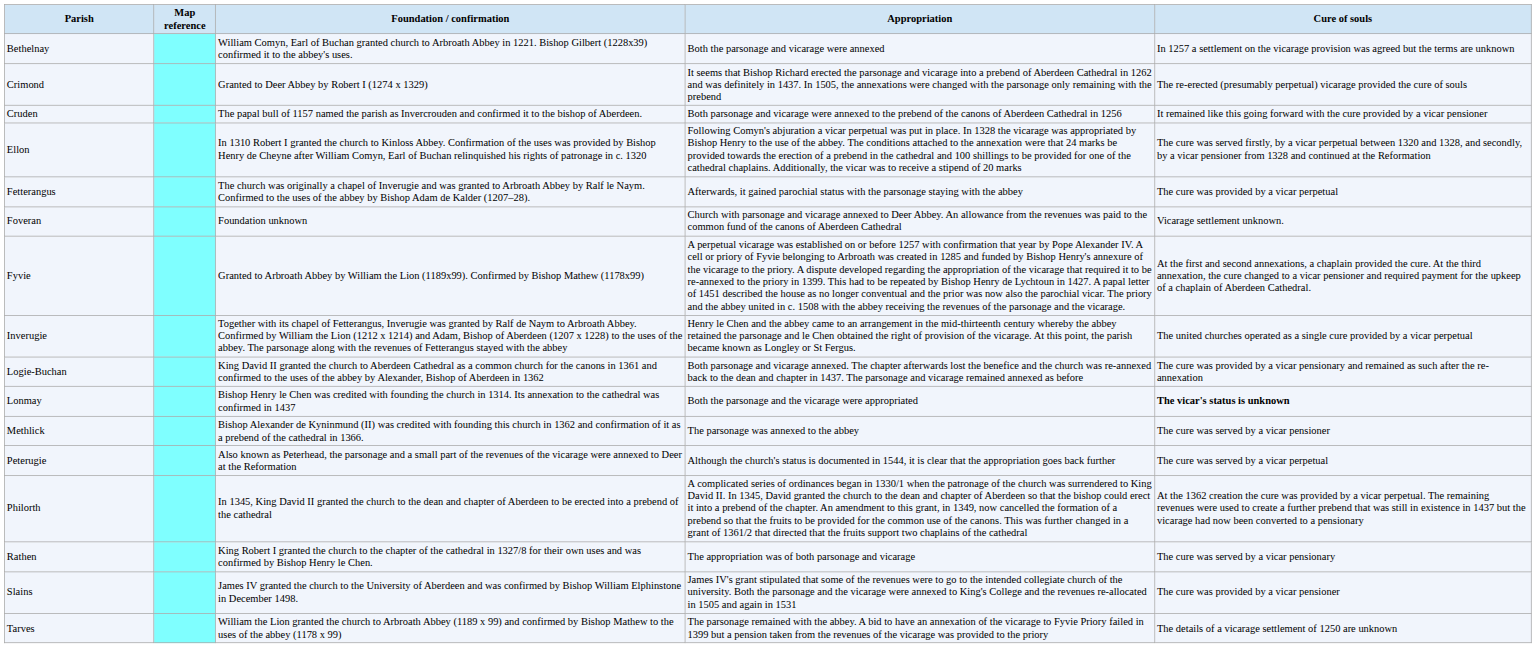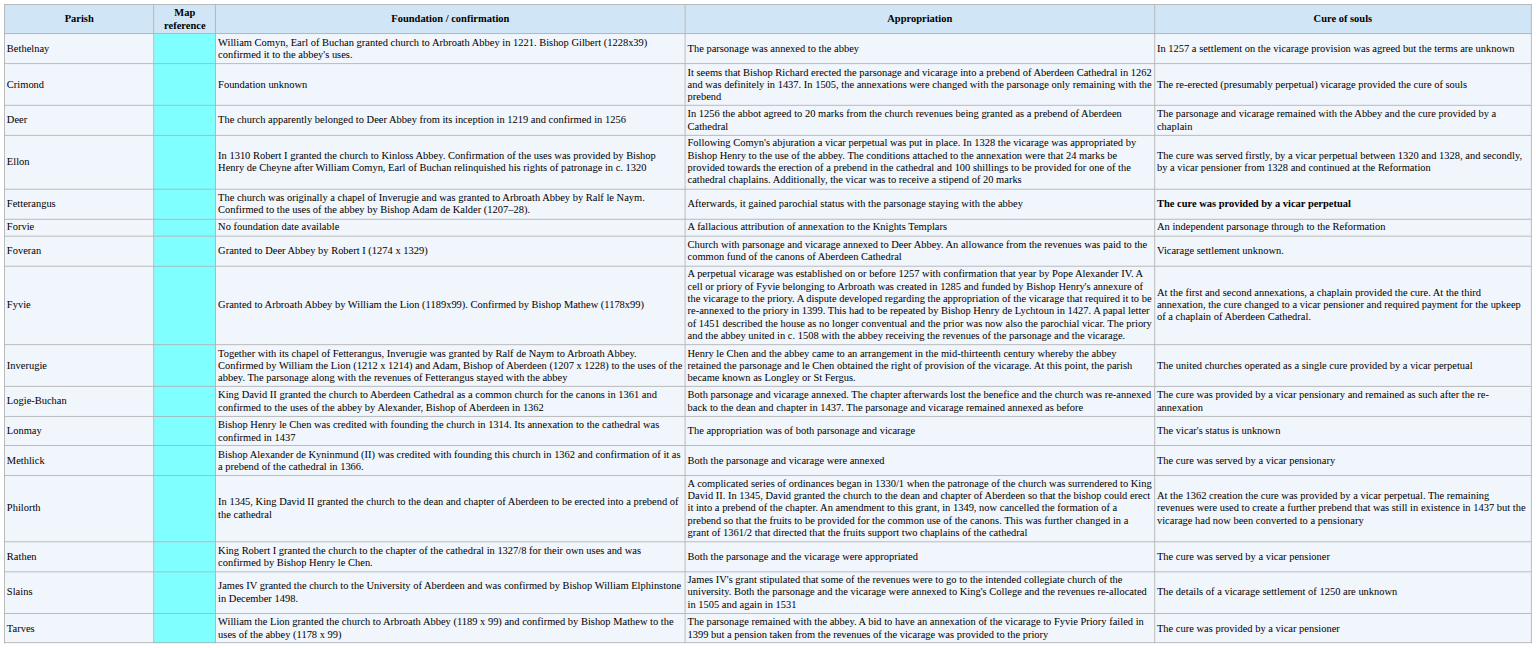(786, 48) Both the parsonage and vicarage were annexed -> (773, 48) The parsonage was annexed to the abbey
(323, 84) Granted to Deer Abbey by Robert I (1274 x 1329) -> (263, 84) Foundation unknown
- row: (22, 113)
+ row: (17, 120)
(1248, 191) normal -> (1254, 203) bold
+ row: (21, 227)
(263, 221) Foundation unknown -> (323, 250) Granted to Deer Abbey by Robert I (1274 x 1329)
(803, 401) Both the parsonage and the vicarage were appropriated -> (801, 430) The appropriation was of both parsonage and vicarage
(1223, 401) bold -> (1219, 430) normal
(773, 430) The parsonage was annexed to the abbey -> (786, 460) Both the parsonage and vicarage were annexed
(1243, 430) The cure was served by a vicar pensioner -> (1246, 460) The cure was served by a vicar pensionary
- row: (27, 460)
(801, 556) The appropriation was of both parsonage and vicarage -> (803, 556) Both the parsonage and the vicarage were appropriated
(1246, 556) The cure was served by a vicar pensionary -> (1243, 556) The cure was served by a vicar pensioner
(1248, 592) The cure was provided by a vicar pensioner -> (1277, 592) The details of a vicarage settlement of 1250 are unknown
(1277, 627) The details of a vicarage settlement of 1250 are unknown -> (1248, 627) The cure was provided by a vicar pensioner
